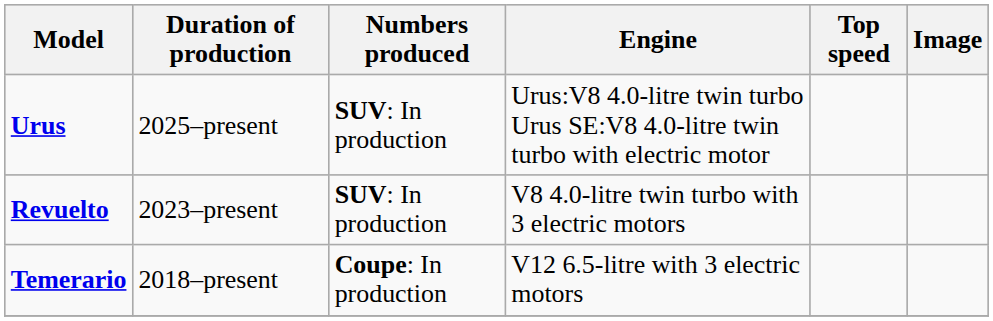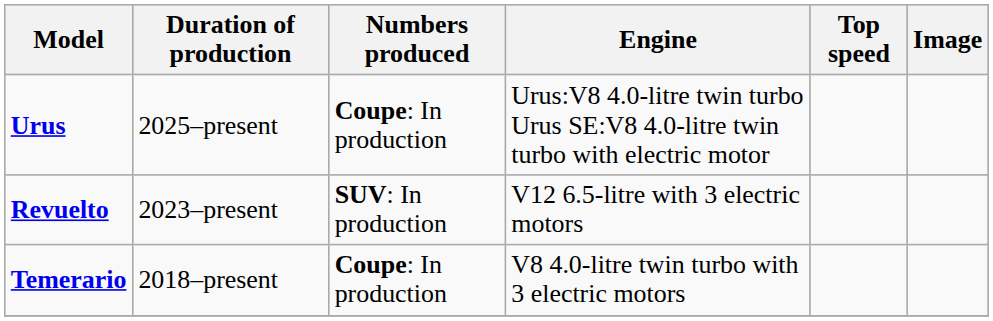(391, 124) SUV: In production -> (391, 124) Coupe: In production
(655, 209) V8 4.0-litre twin turbo with 3 electric motors -> (656, 209) V12 6.5-litre with 3 electric motors
(656, 279) V12 6.5-litre with 3 electric motors -> (655, 279) V8 4.0-litre twin turbo with 3 electric motors
